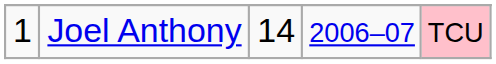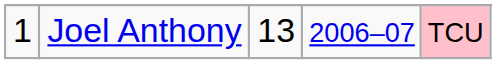(276, 31) 14 -> (276, 31) 13
